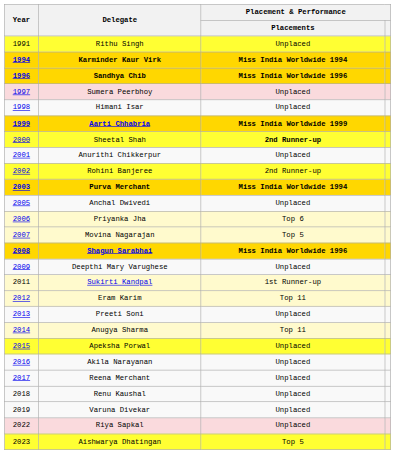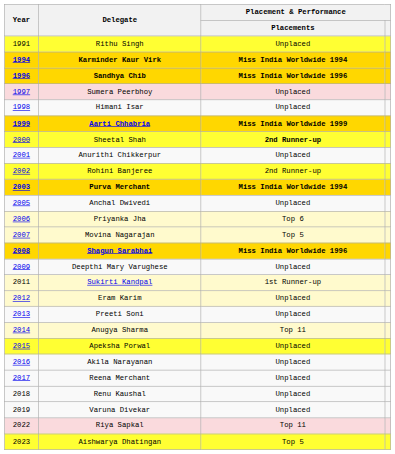(293, 298) Top 11 -> (293, 298) Unplaced
(293, 426) Unplaced -> (293, 426) Top 11
